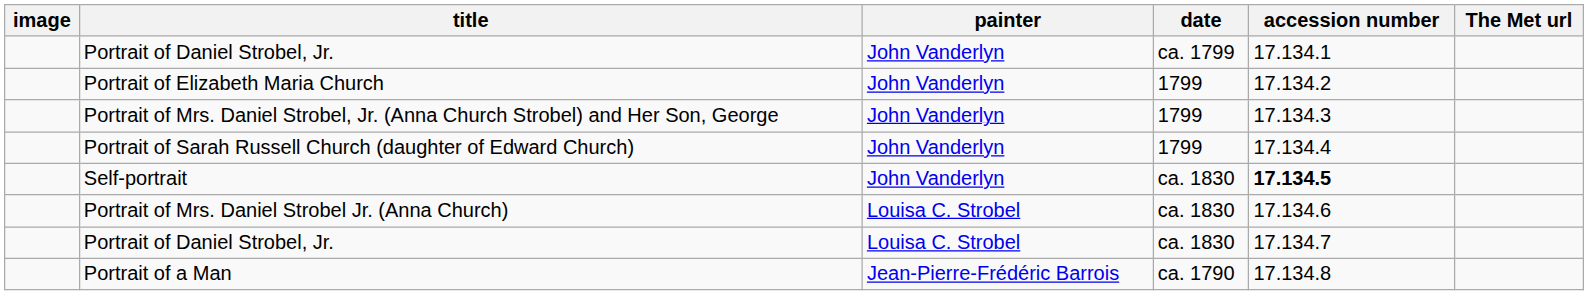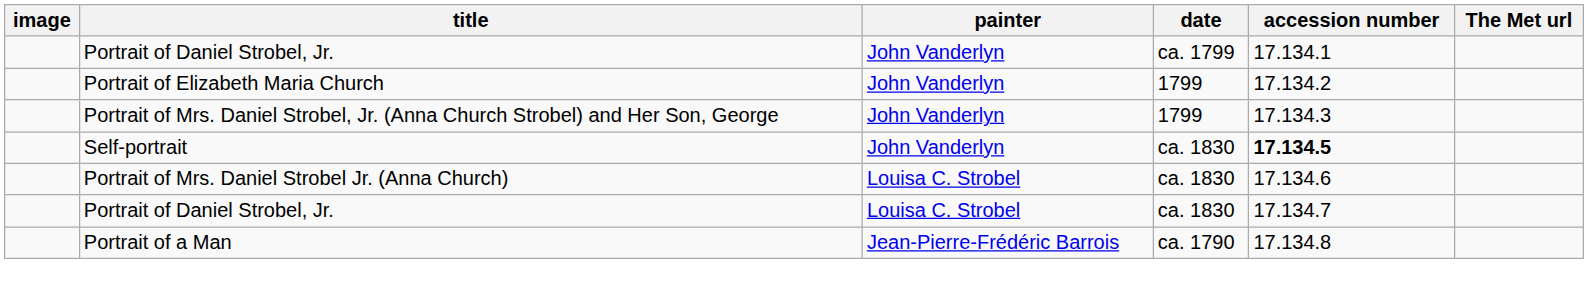- row: (359, 147)
